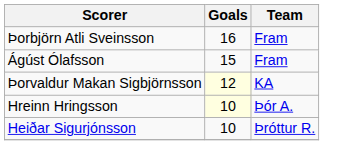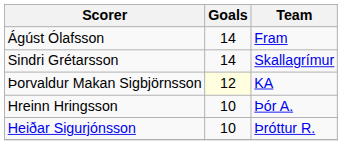- row: (81, 38)
(228, 60) 15 -> (228, 38) 14
+ row: (63, 60)
(228, 106) lightyellow background -> (228, 106) no background
